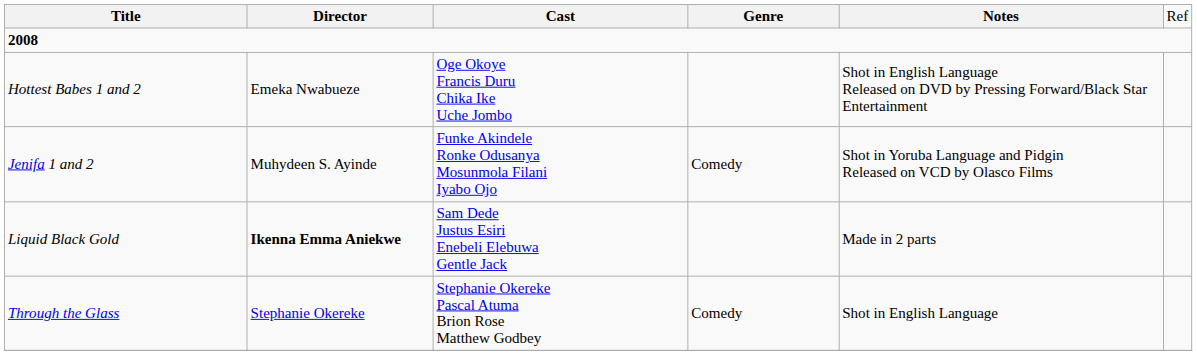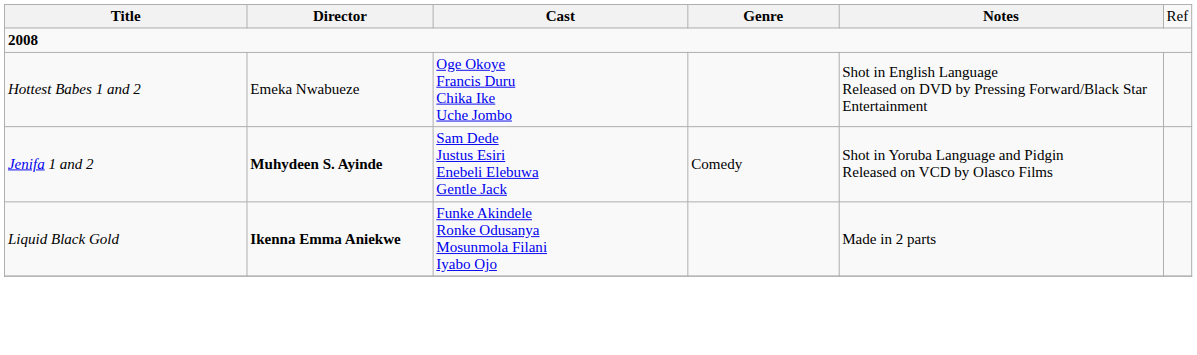(314, 164) normal -> (316, 164) bold
(492, 164) Funke Akindele Ronke Odusanya Mosunmola Filani Iyabo Ojo -> (487, 164) Sam Dede Justus Esiri Enebeli Elebuwa Gentle Jack
(488, 238) Sam Dede Justus Esiri Enebeli Elebuwa Gentle Jack -> (492, 238) Funke Akindele Ronke Odusanya Mosunmola Filani Iyabo Ojo
- row: (64, 313)
